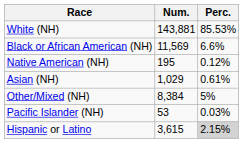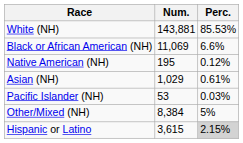(173, 46) 11,569 -> (173, 46) 11,069
rows swapped: (55, 113) <-> (48, 96)
